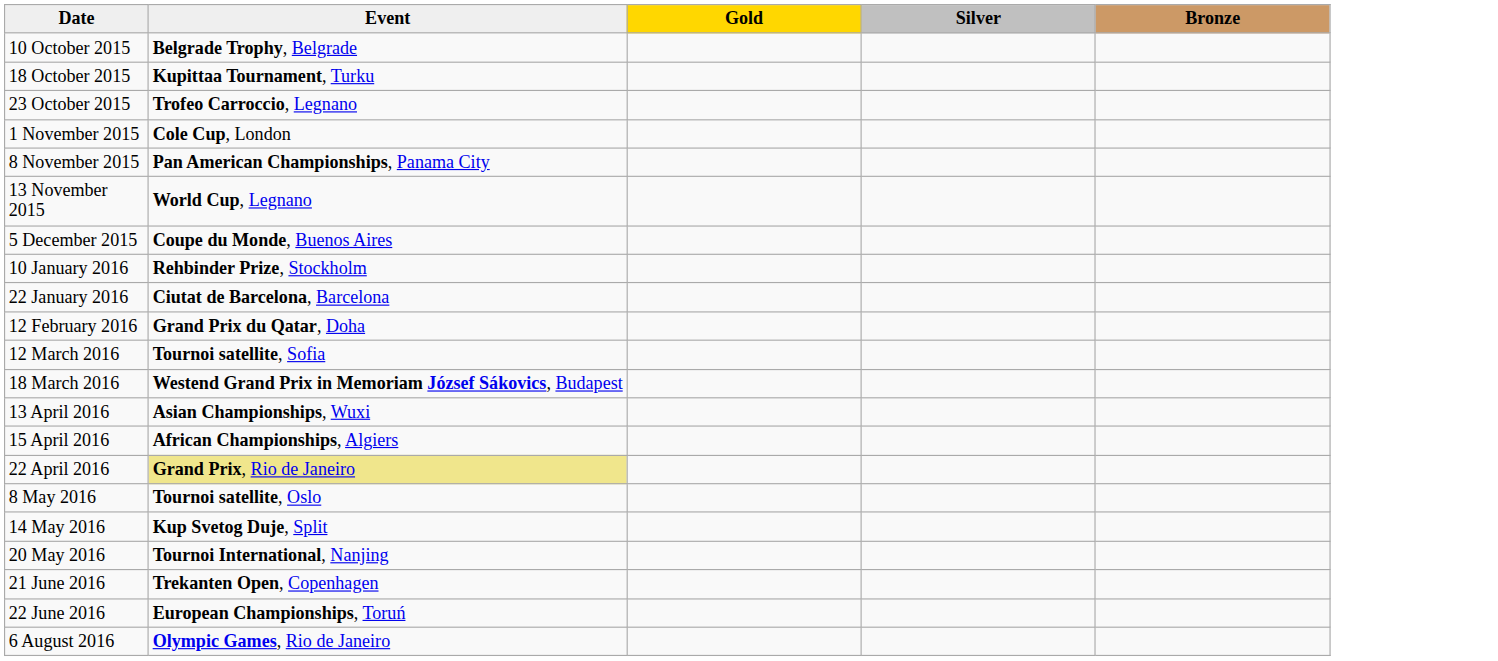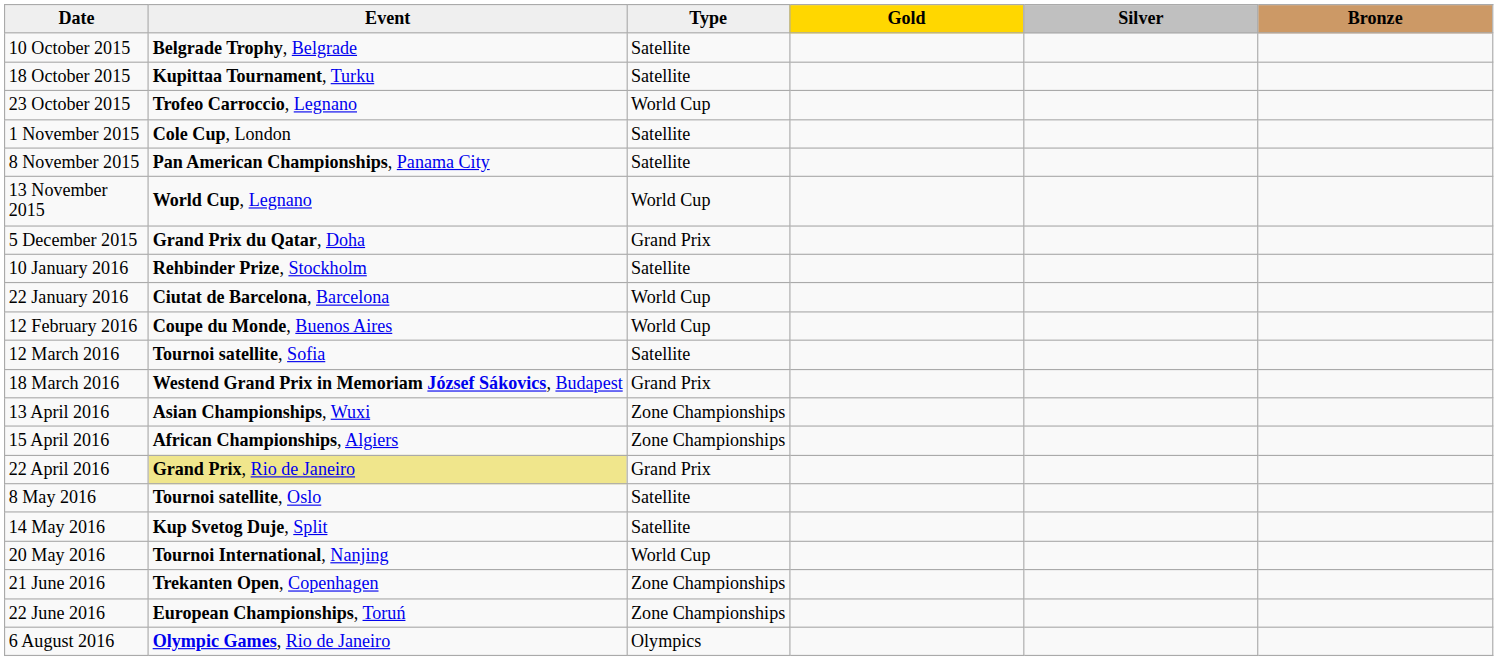+ column: (708, 18)
(272, 239) Coupe du Monde, Buenos Aires -> (259, 239) Grand Prix du Qatar, Doha
(259, 325) Grand Prix du Qatar, Doha -> (272, 325) Coupe du Monde, Buenos Aires
